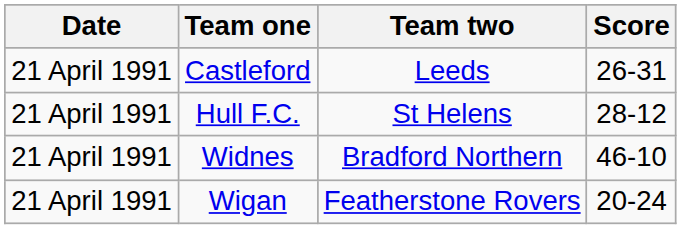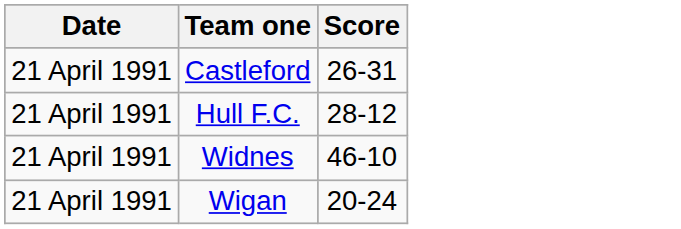- column: (452, 26)
